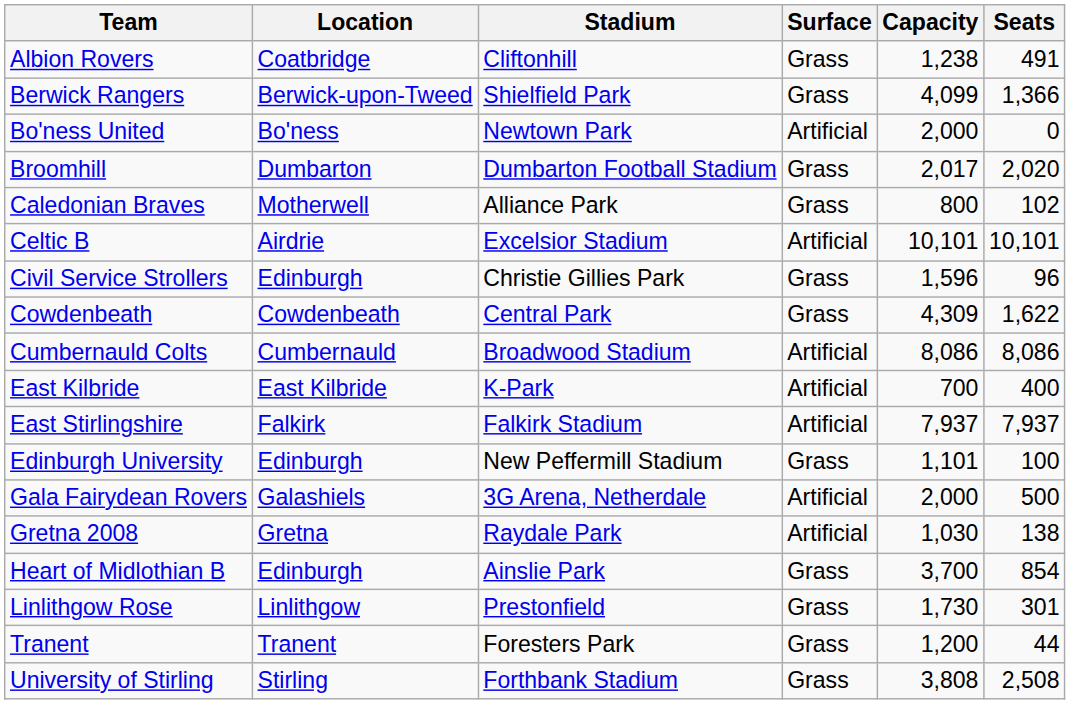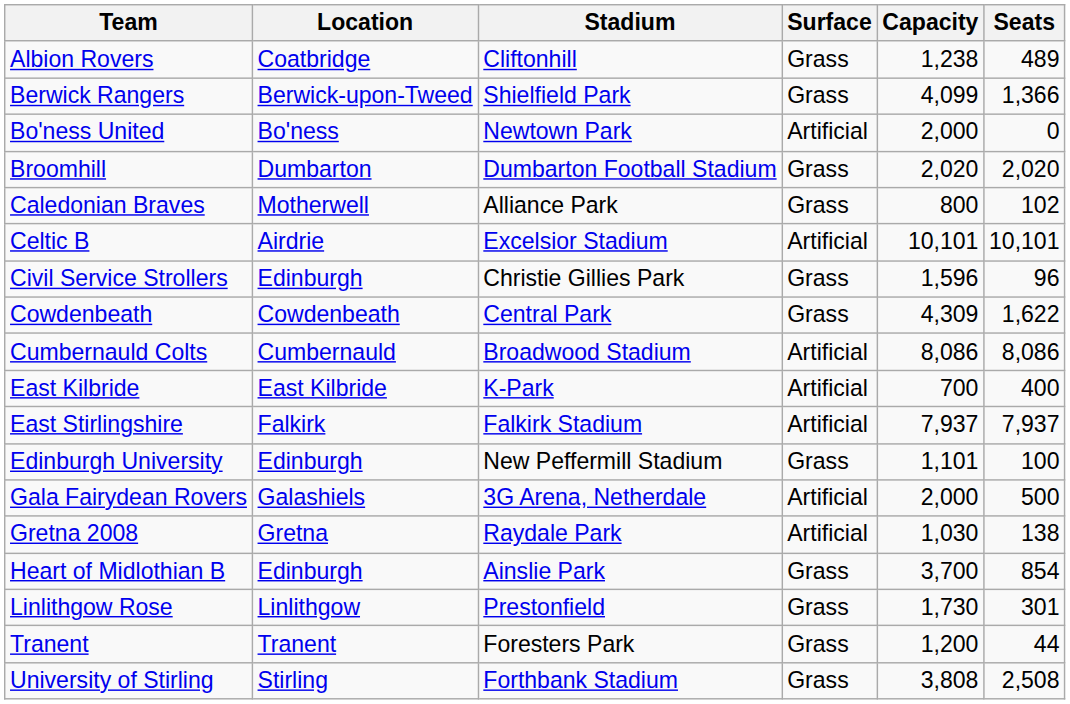(1040, 59) 491 -> (1040, 59) 489
(950, 168) 2,017 -> (950, 168) 2,020
